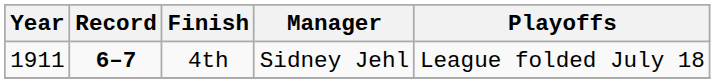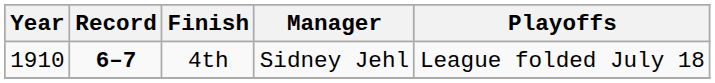(37, 60) 1911 -> (37, 60) 1910
